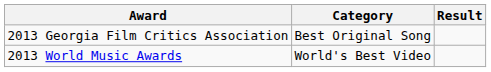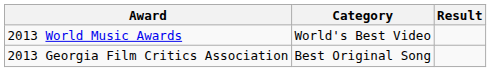rows swapped: (148, 35) <-> (95, 56)
